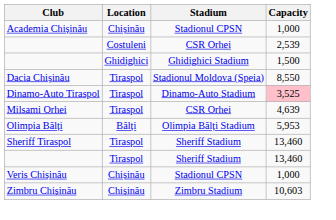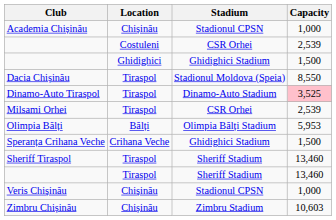(288, 110) 4,639 -> (309, 110) 2,539
+ row: (56, 142)
